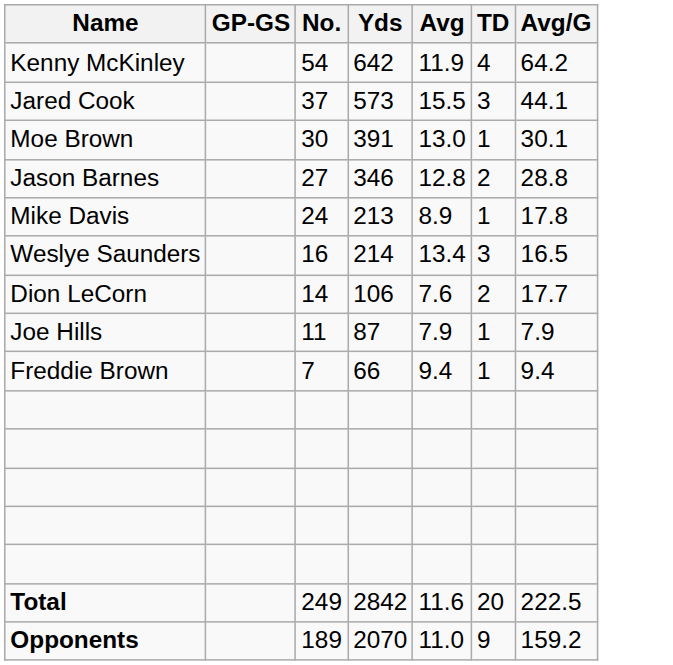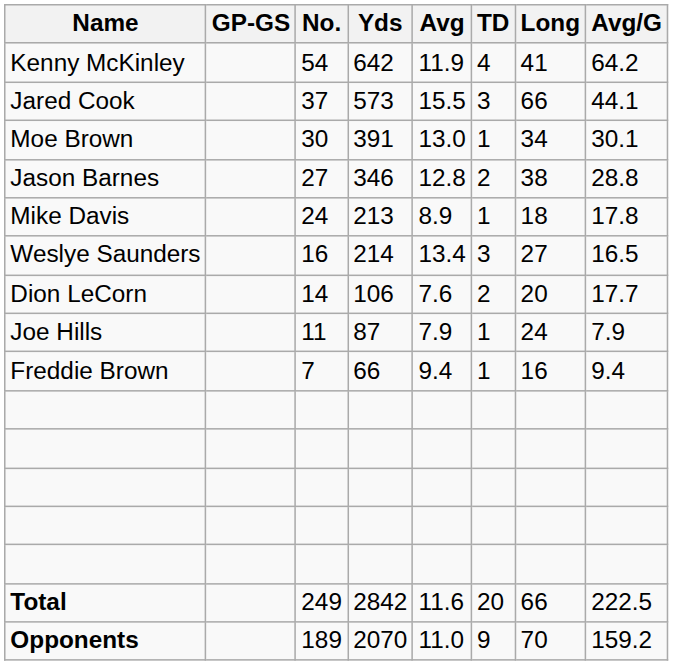+ column: (550, 23)
